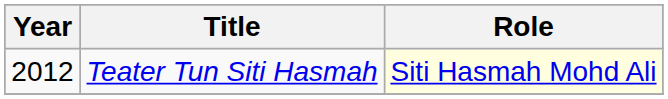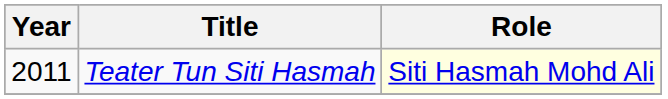(42, 71) 2012 -> (41, 71) 2011
